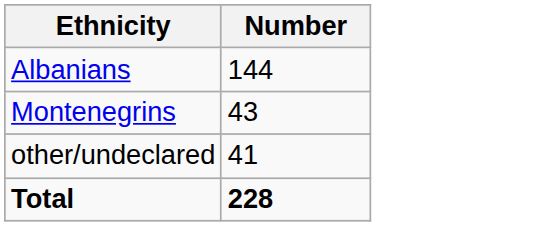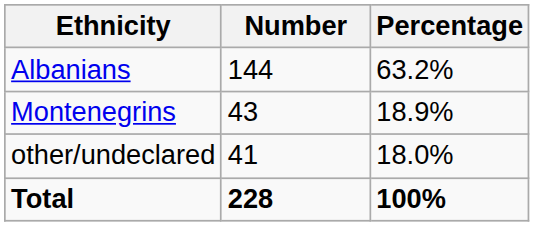+ column: (450, 26)
